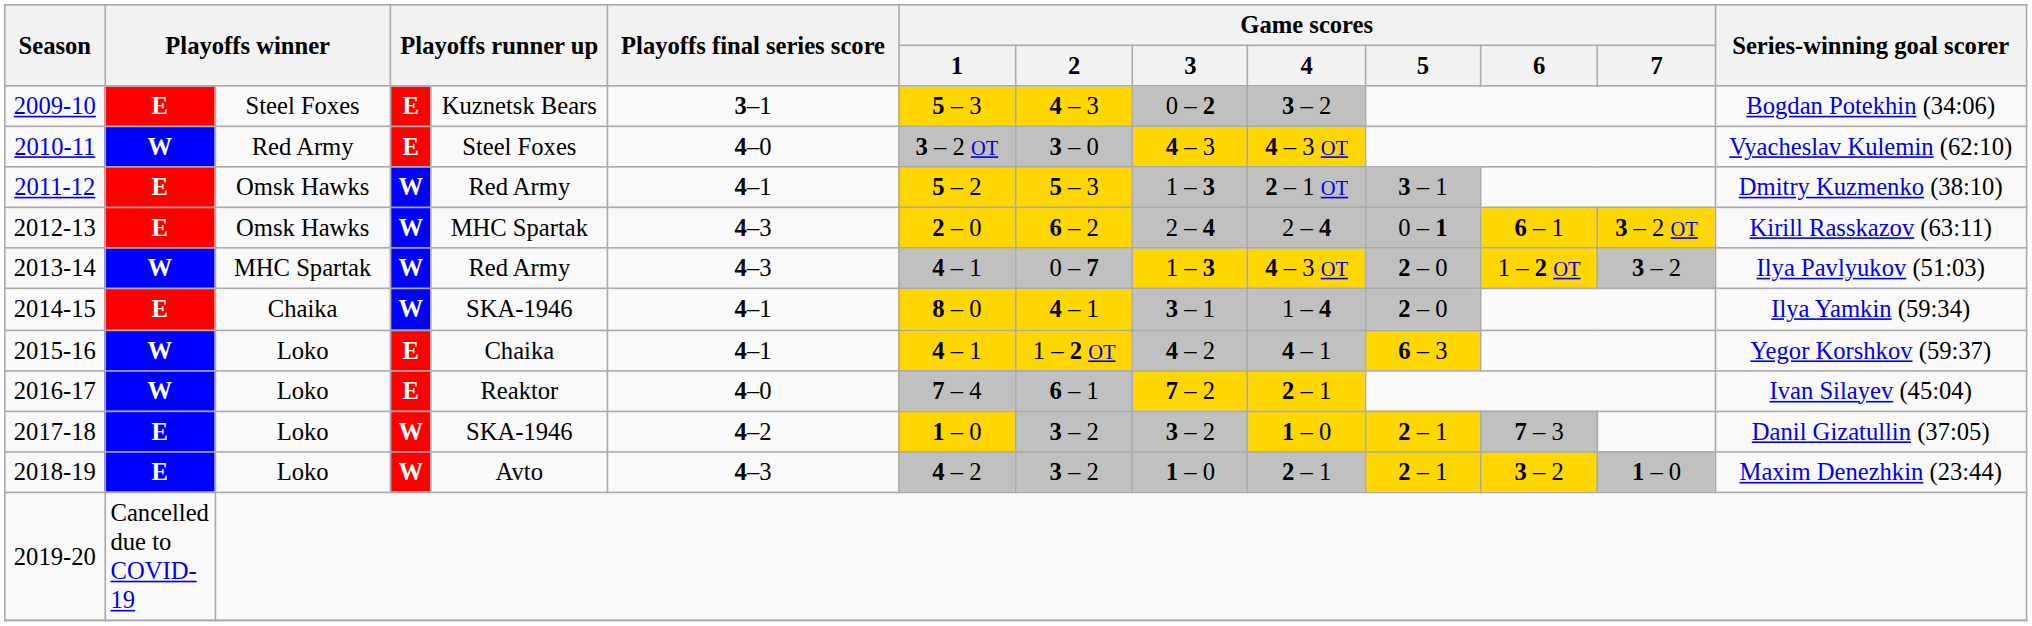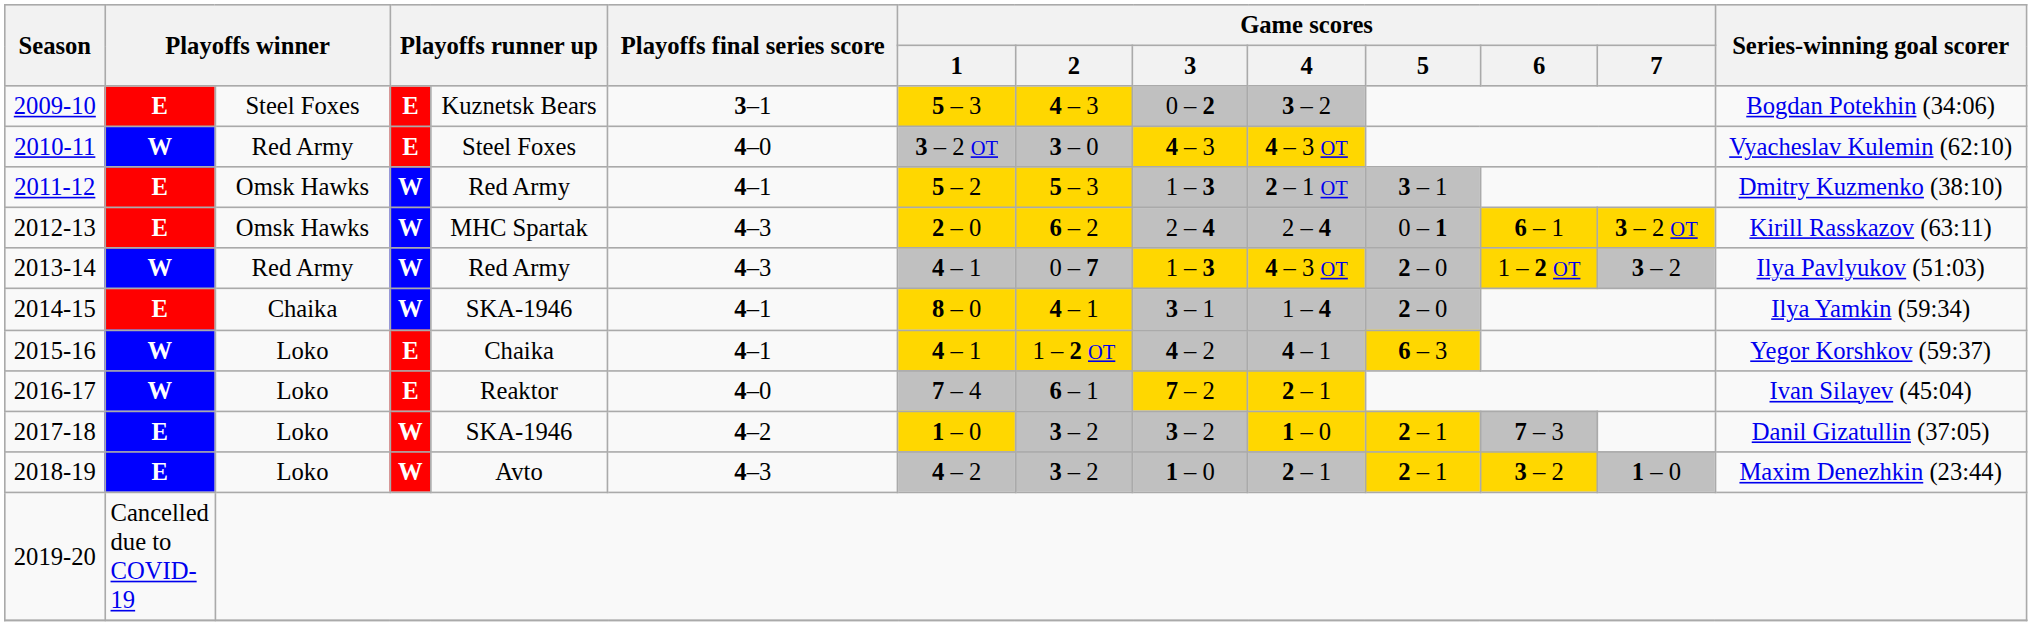(303, 268) MHC Spartak -> (302, 268) Red Army
